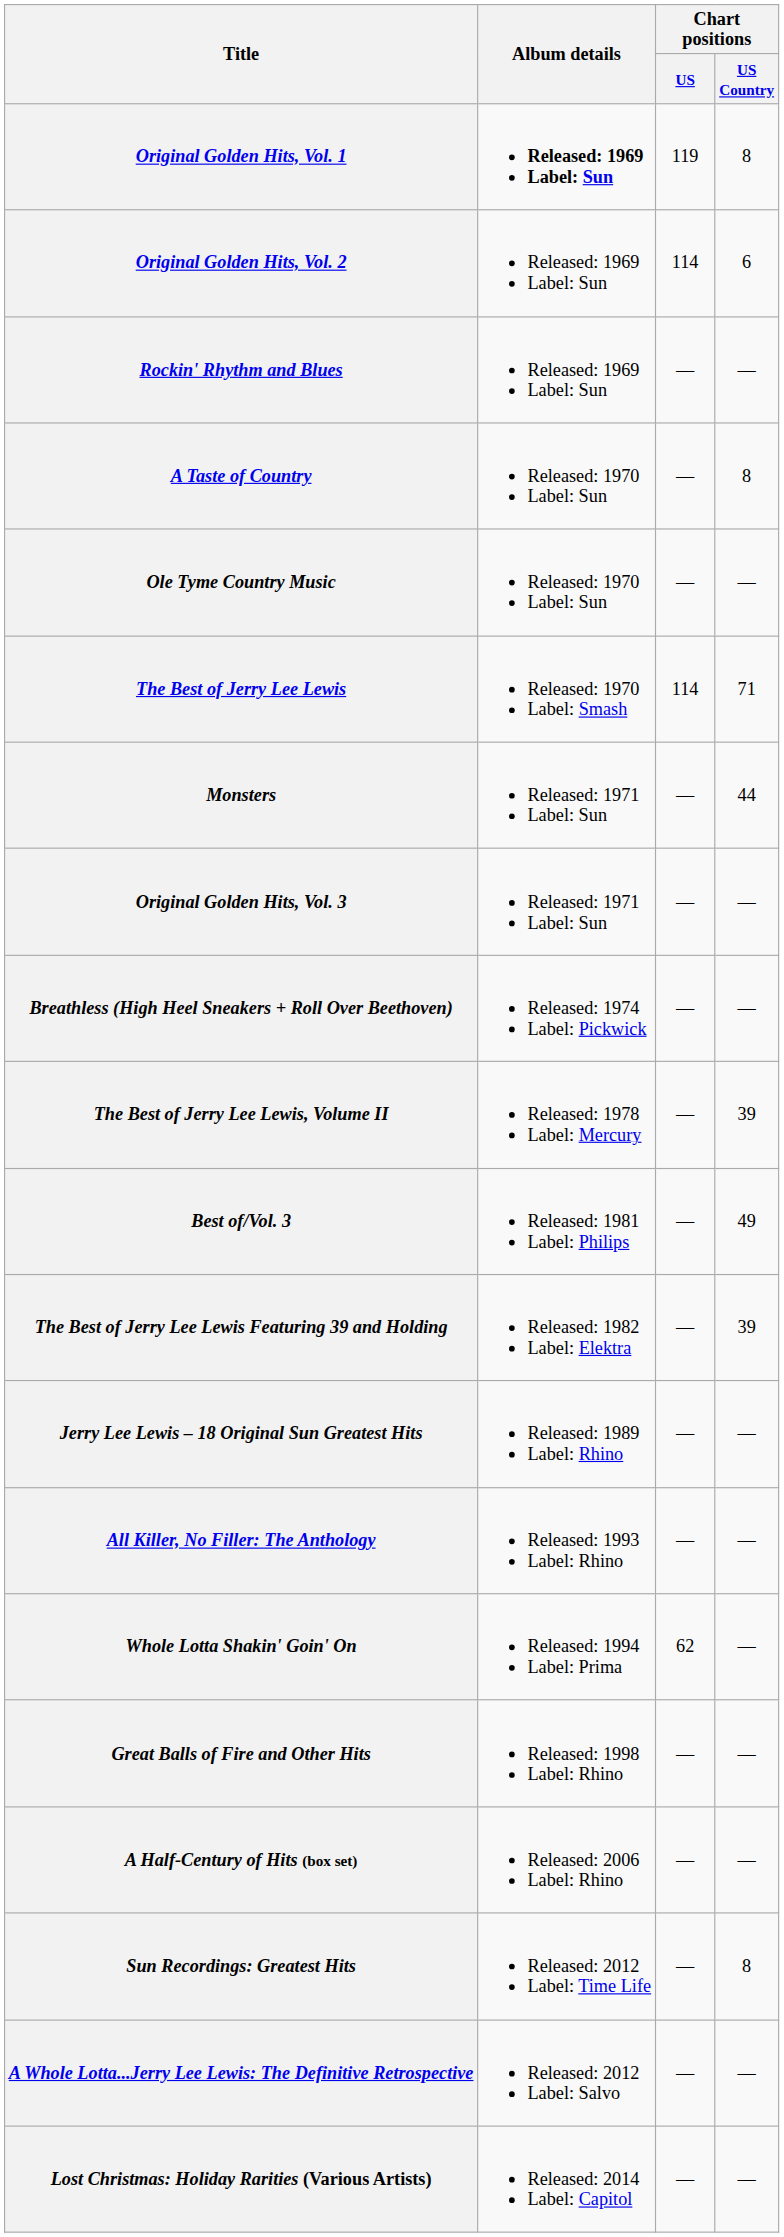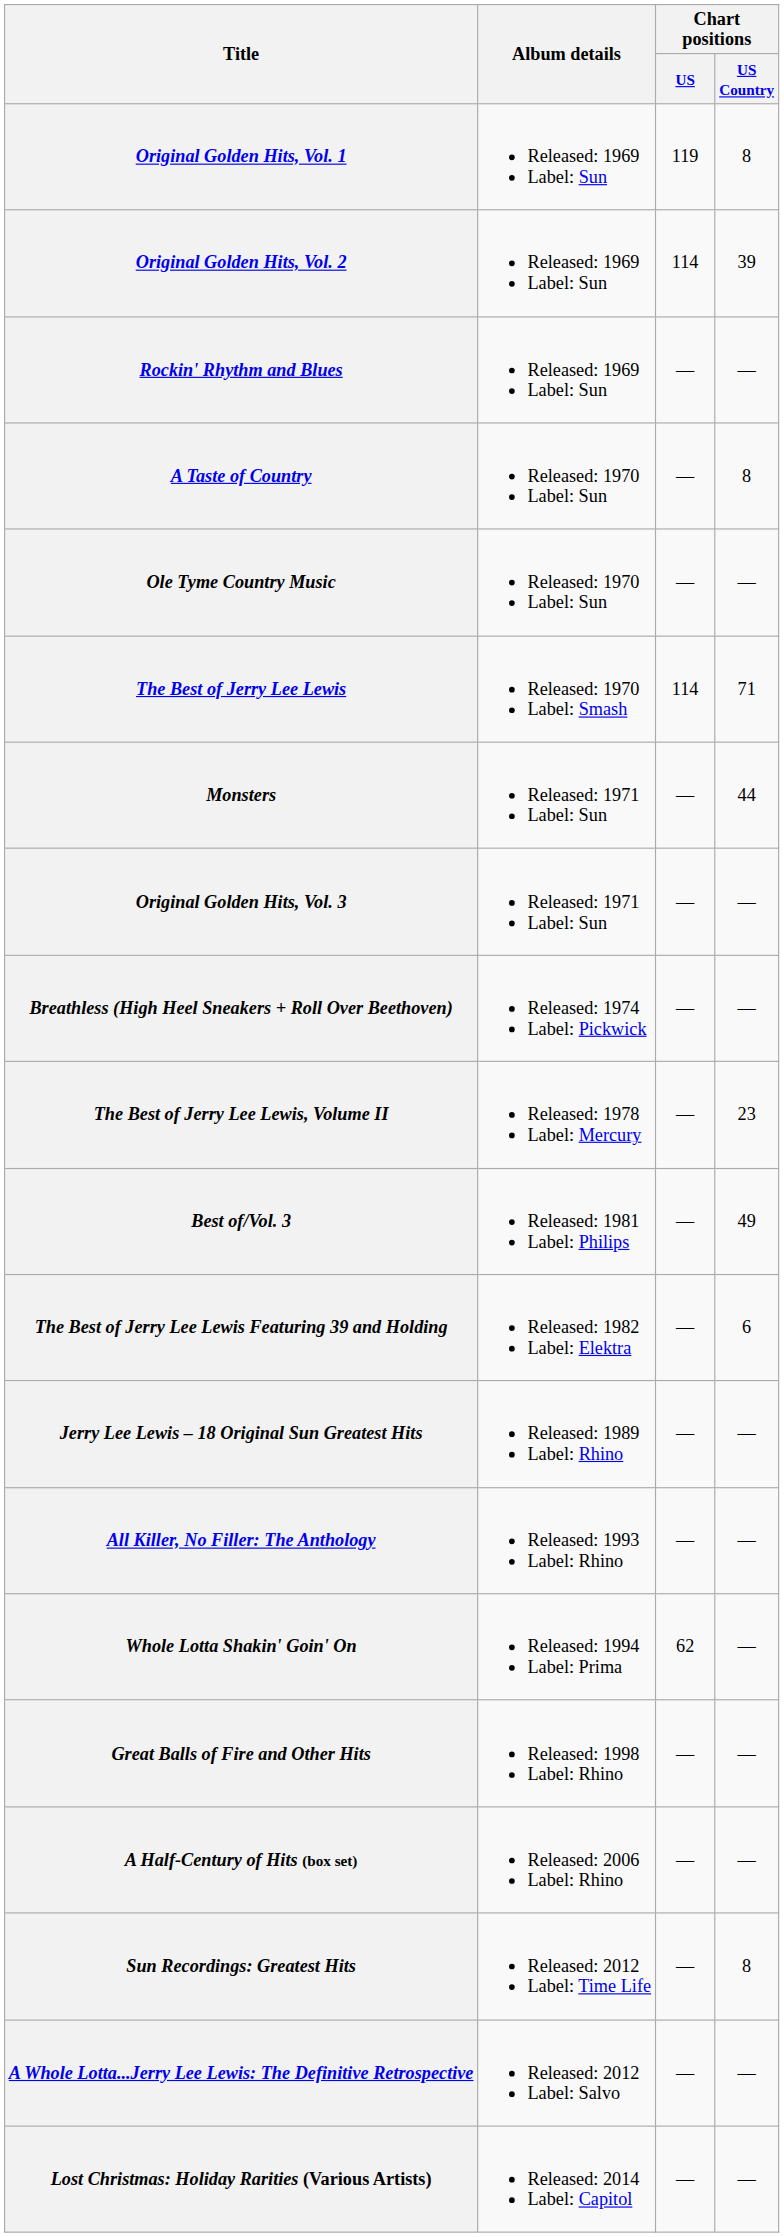(566, 167) bold -> (566, 167) normal
(747, 263) 6 -> (747, 263) 39
(747, 1114) 39 -> (747, 1114) 23
(747, 1327) 39 -> (747, 1327) 6
